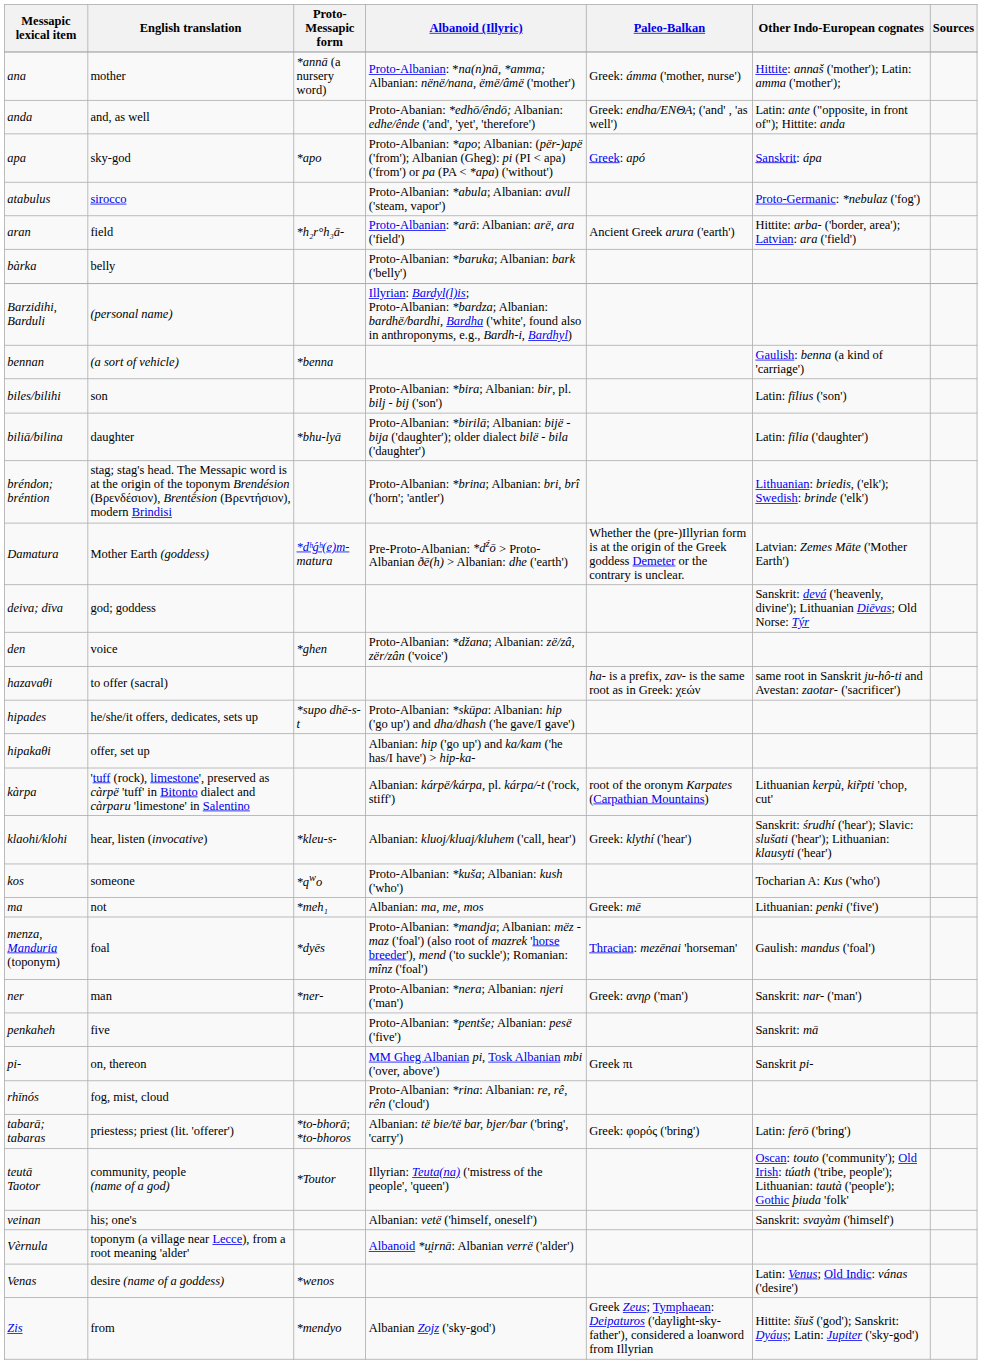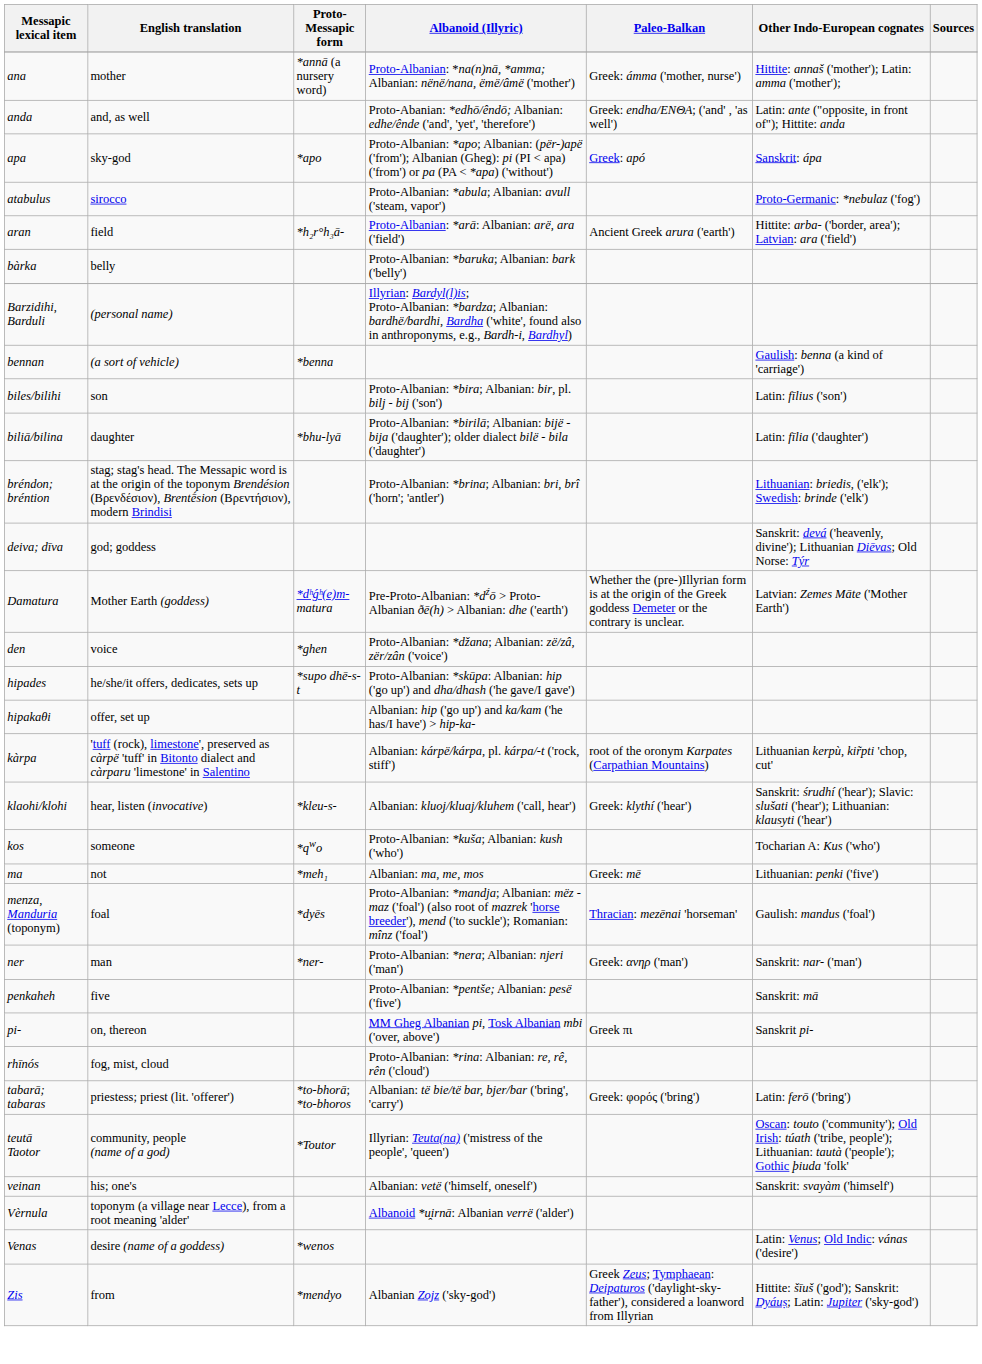rows swapped: (33, 553) <-> (35, 608)
- row: (30, 683)
